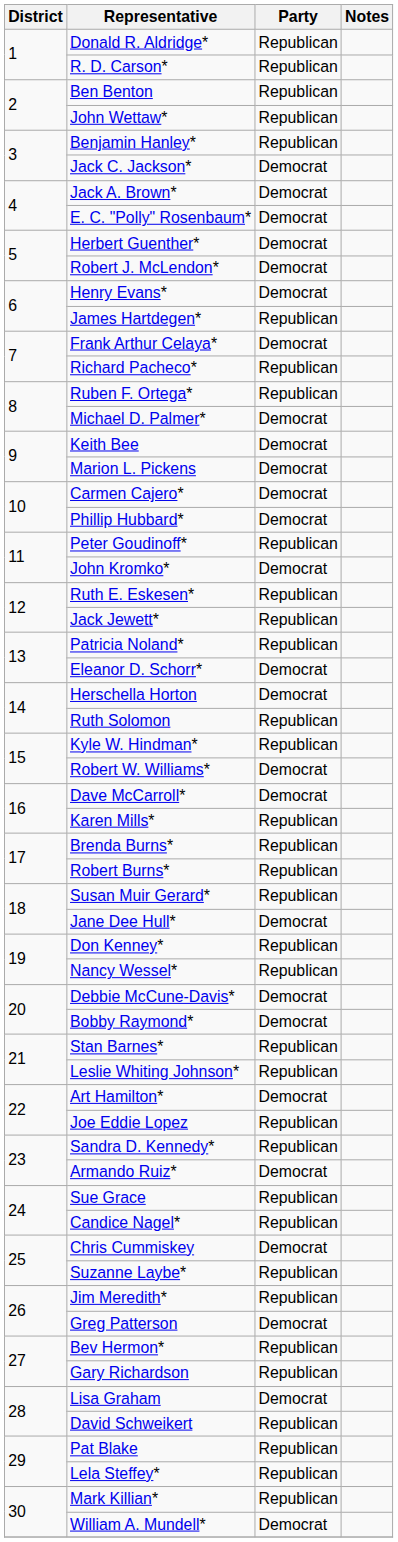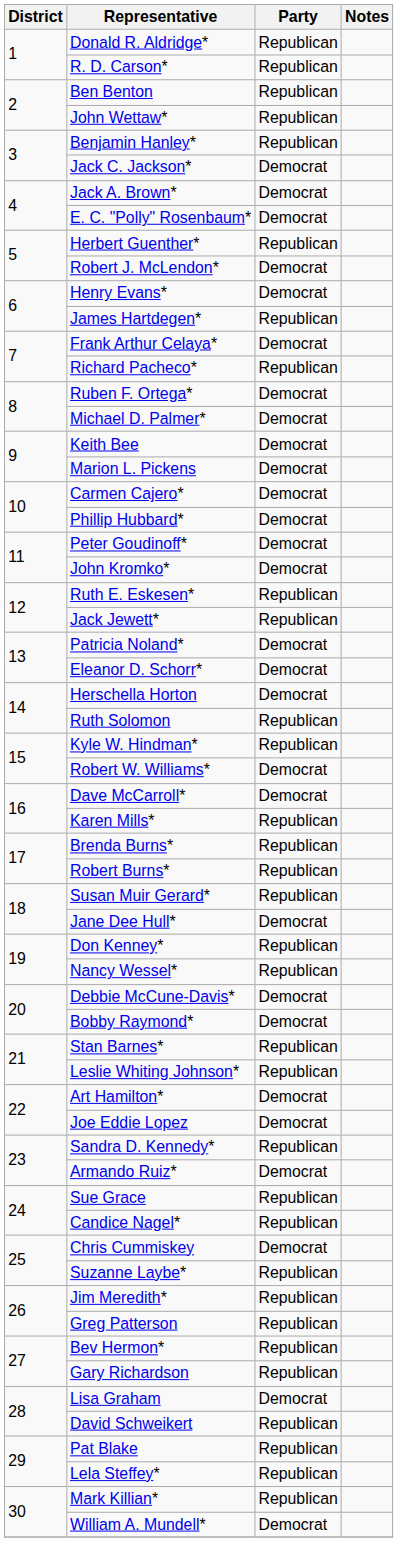(293, 243) Democrat -> (298, 243) Republican
(298, 393) Republican -> (293, 393) Democrat
(298, 544) Republican -> (293, 544) Democrat
(298, 645) Republican -> (293, 645) Democrat
(298, 1122) Republican -> (293, 1122) Democrat
(293, 1323) Democrat -> (298, 1323) Republican
